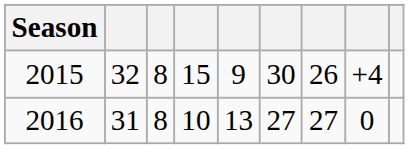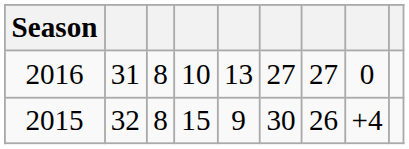rows swapped: (55, 119) <-> (55, 73)
